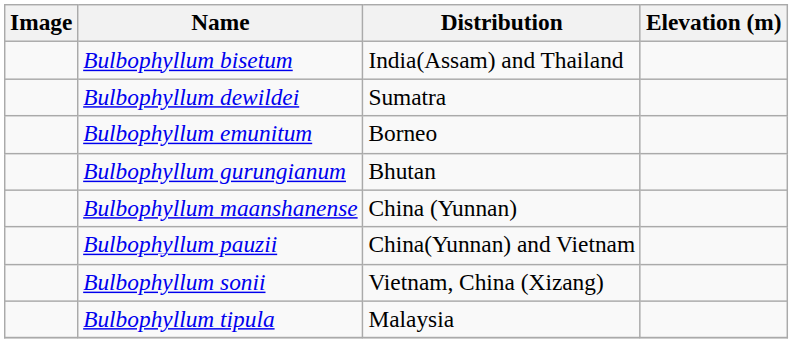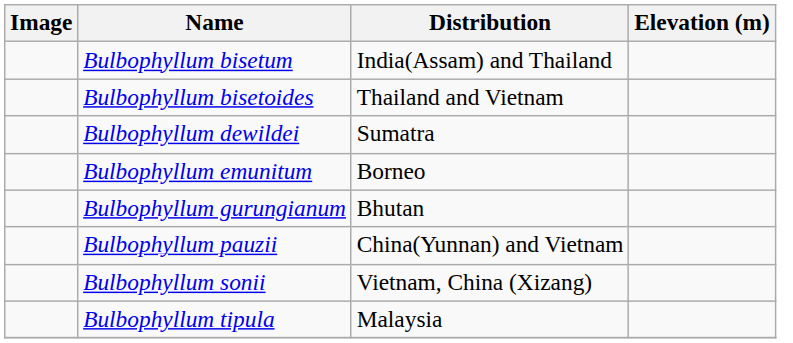+ row: (198, 97)
- row: (220, 208)
